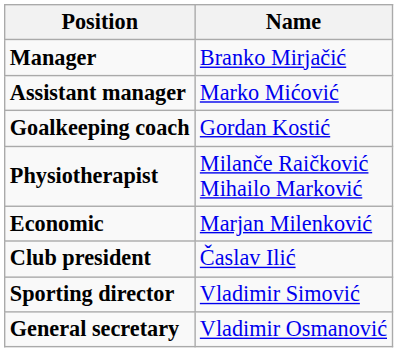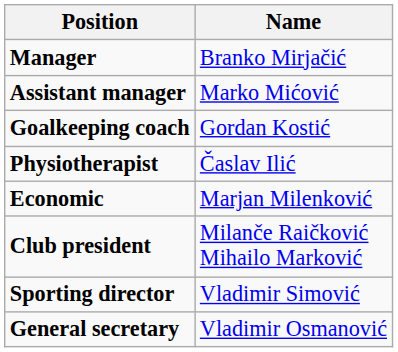(284, 175) Milanče Raičković Mihailo Marković -> (248, 163) Časlav Ilić
(248, 258) Časlav Ilić -> (284, 246) Milanče Raičković Mihailo Marković
